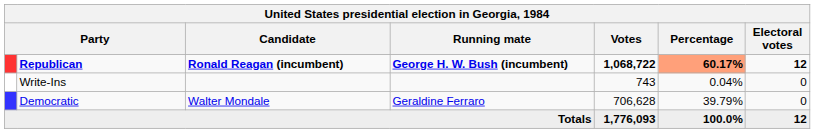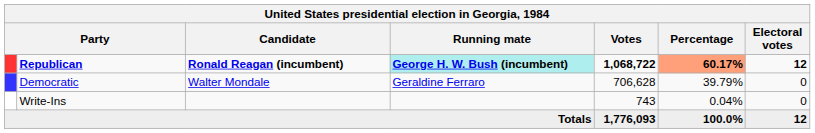(480, 64) no background -> (480, 64) paleturquoise background
rows swapped: (49, 101) <-> (43, 83)
